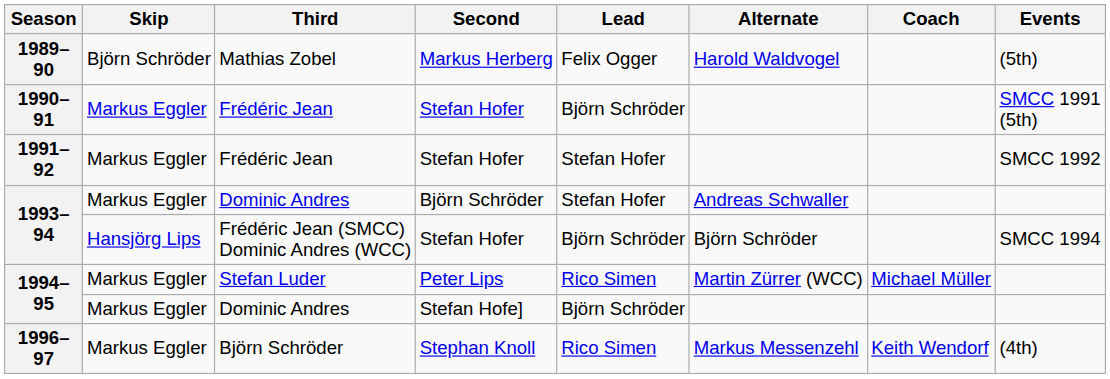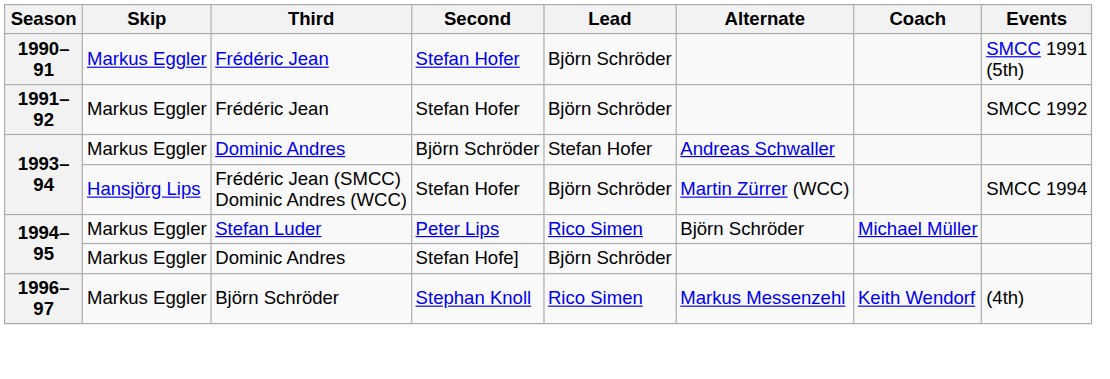- row: (44, 59)
(613, 159) Stefan Hofer -> (610, 109) Björn Schröder
(756, 239) Björn Schröder -> (765, 189) Martin Zürrer (WCC)
(778, 279) Martin Zürrer (WCC) -> (742, 229) Björn Schröder
